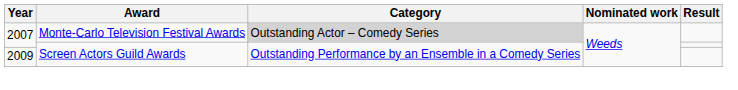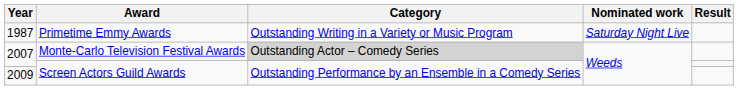+ row: (20, 32)
